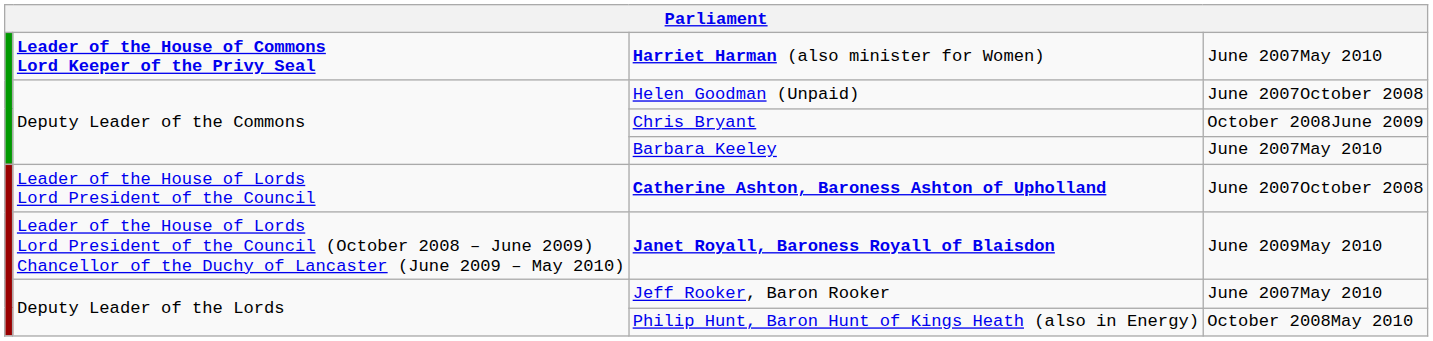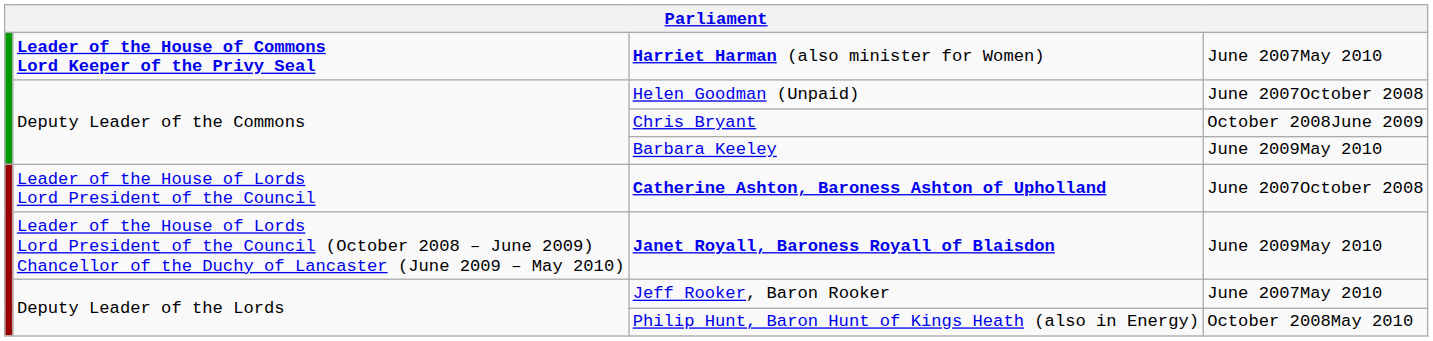(1295, 150) June 2007May 2010 -> (1295, 150) June 2009May 2010
